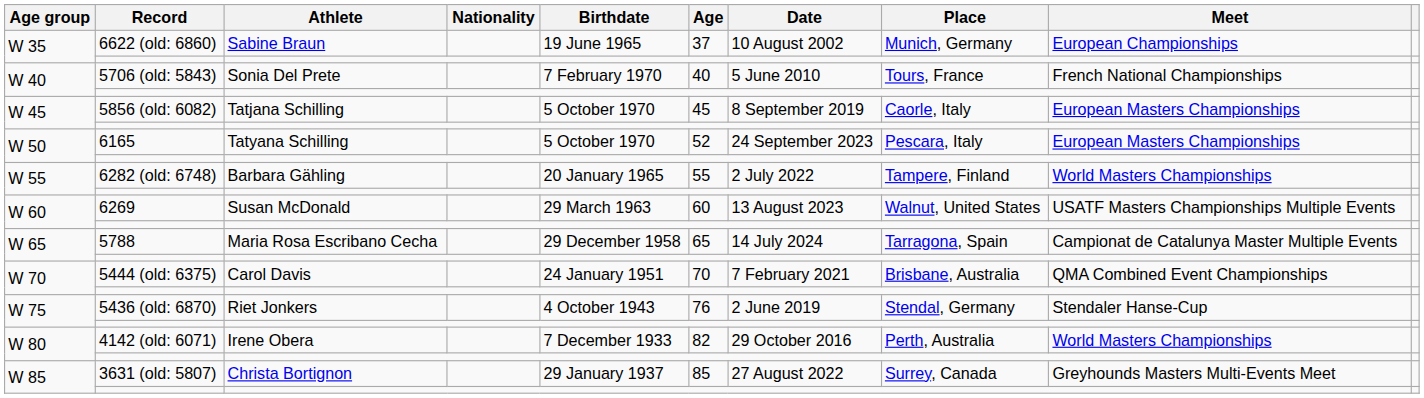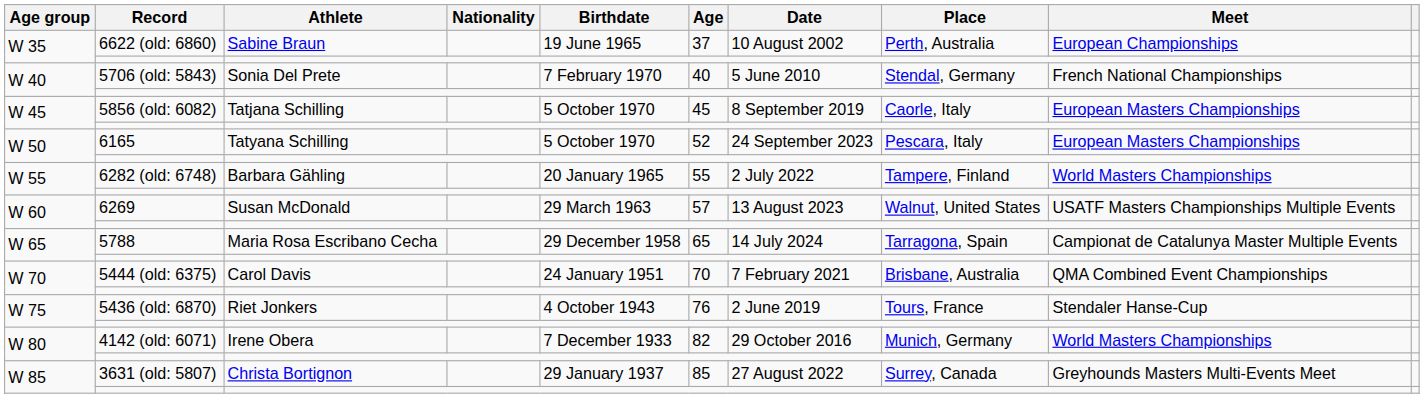(949, 43) Munich, Germany -> (940, 43) Perth, Australia
(934, 76) Tours, France -> (950, 76) Stendal, Germany
(701, 208) 60 -> (701, 208) 57
(950, 307) Stendal, Germany -> (934, 307) Tours, France
(940, 341) Perth, Australia -> (949, 341) Munich, Germany
